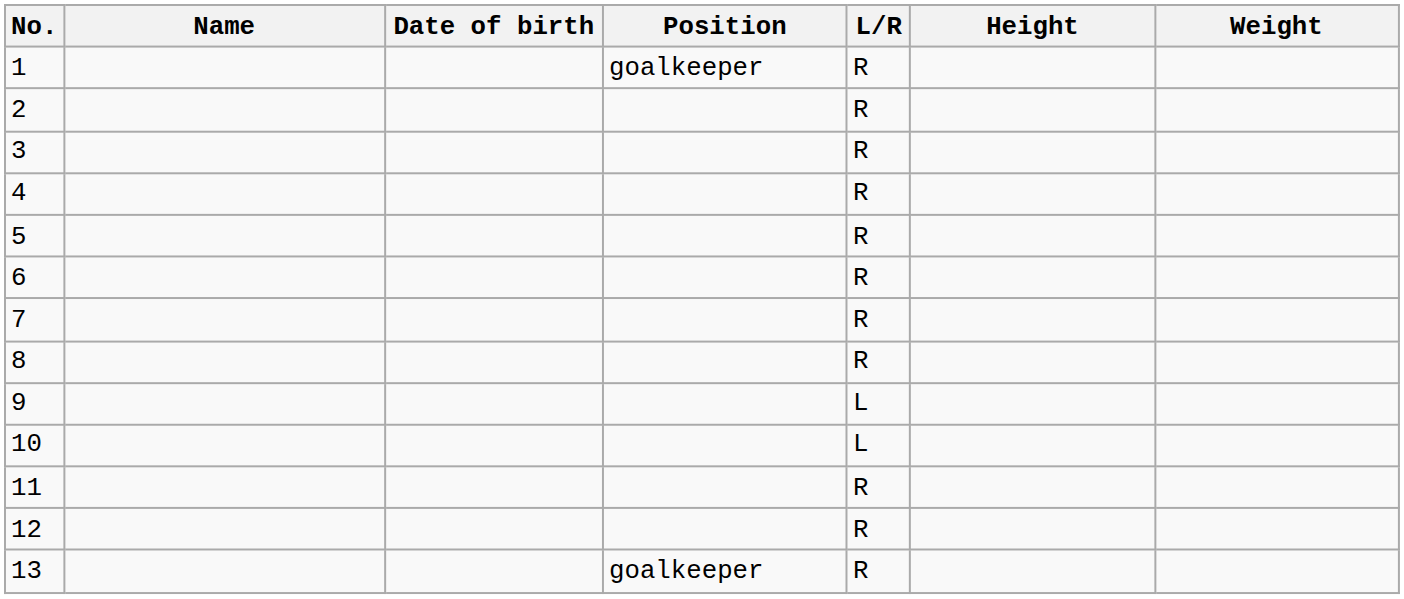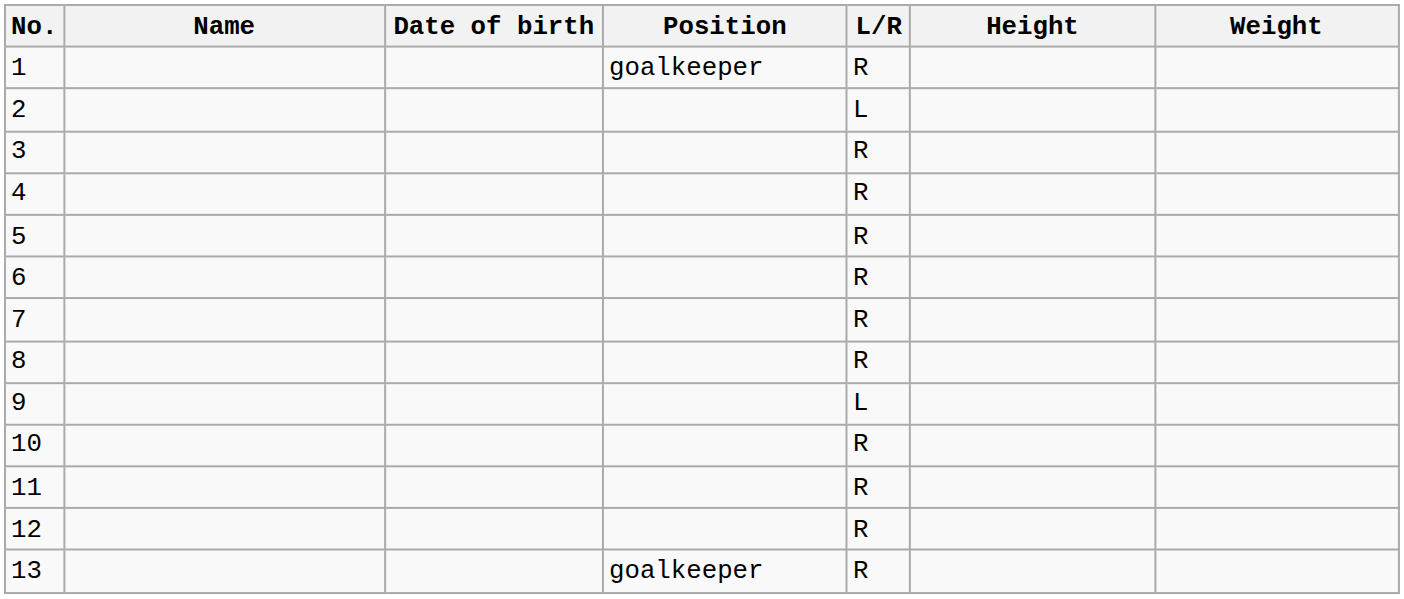(861, 110) R -> (861, 110) L
(861, 445) L -> (861, 445) R
